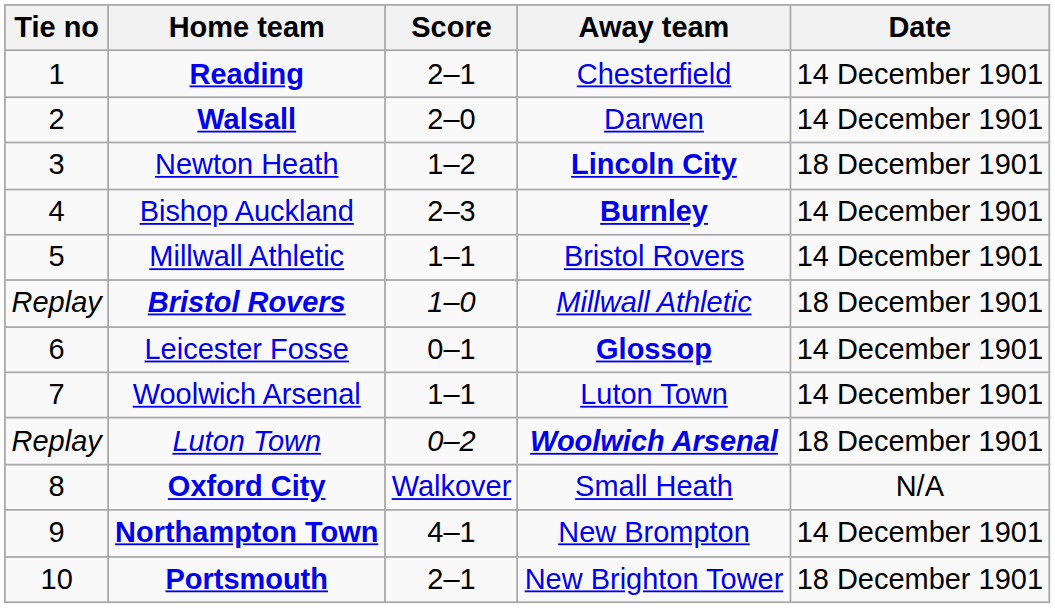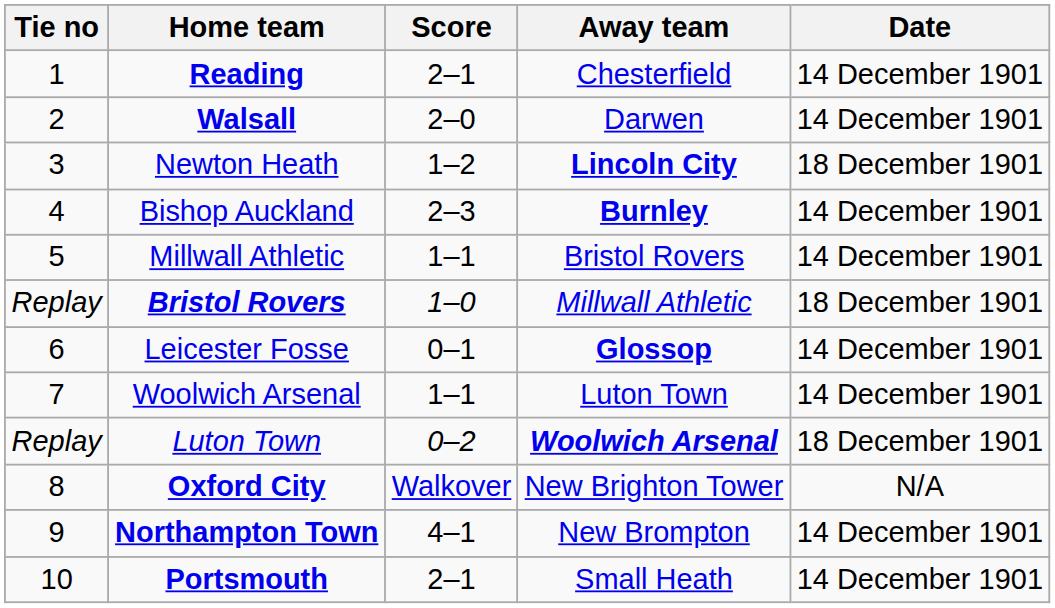(654, 486) Small Heath -> (654, 486) New Brighton Tower
(654, 578) New Brighton Tower -> (654, 578) Small Heath
(920, 578) 18 December 1901 -> (920, 578) 14 December 1901
